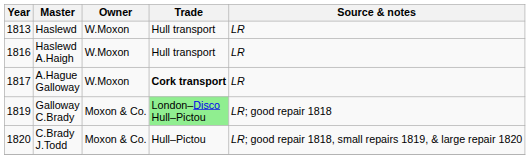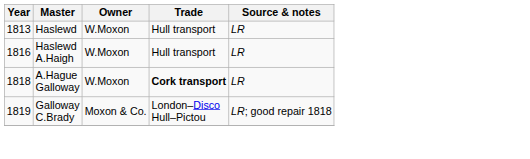(19, 82) 1817 -> (19, 82) 1818
(186, 111) lightgreen background -> (186, 111) no background
- row: (55, 140)
